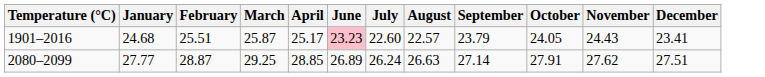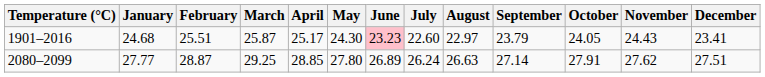+ column: (346, 15)
(424, 38) 22.57 -> (462, 38) 22.97
